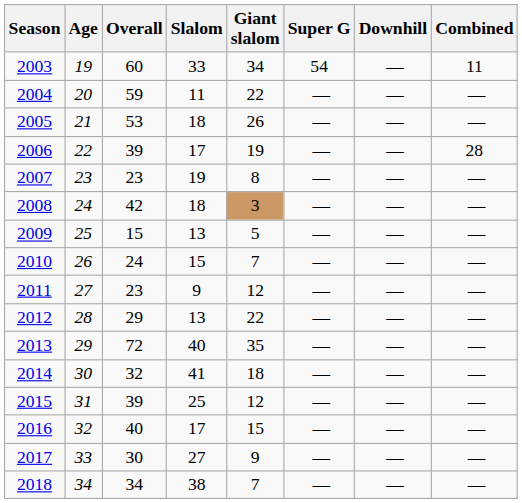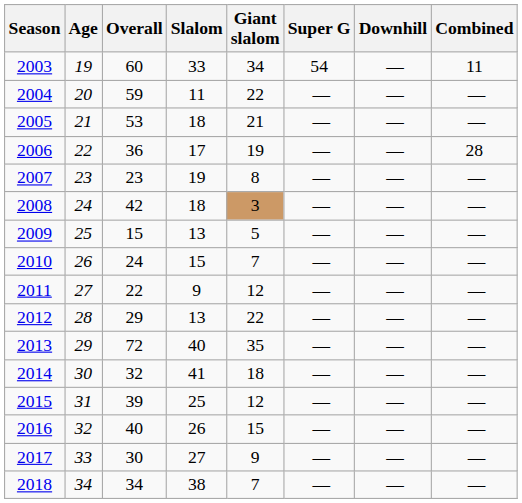(255, 121) 26 -> (255, 121) 21
(134, 149) 39 -> (134, 149) 36
(134, 289) 23 -> (134, 289) 22
(197, 429) 17 -> (197, 429) 26
